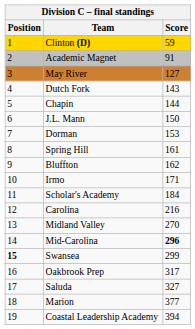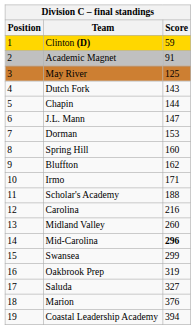(172, 73) 127 -> (172, 73) 125
(172, 119) 150 -> (172, 119) 147
(172, 149) 161 -> (172, 149) 160
(172, 195) 184 -> (172, 195) 188
(172, 225) 270 -> (172, 225) 260
(12, 256) bold -> (12, 256) normal
(172, 271) 317 -> (172, 271) 319
(172, 301) 377 -> (172, 301) 376
